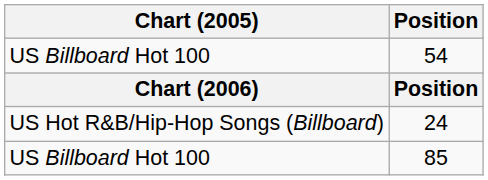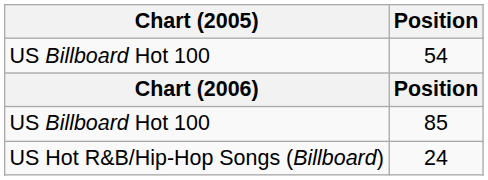rows swapped: (436, 157) <-> (436, 123)
